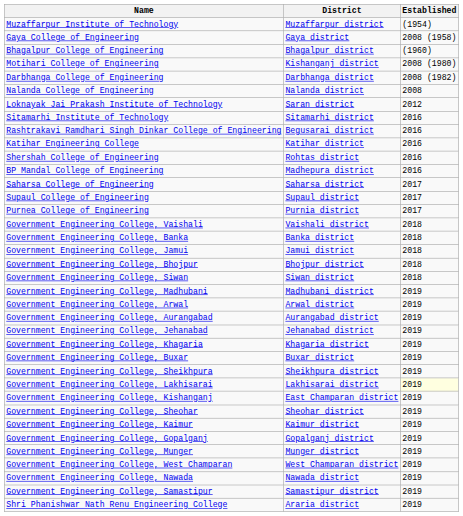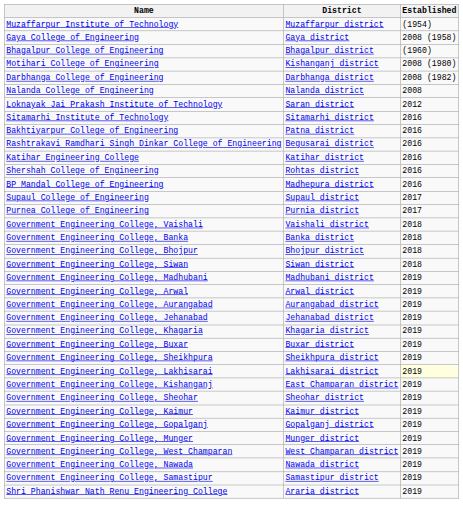+ row: (92, 131)
- row: (80, 185)
- row: (97, 251)
